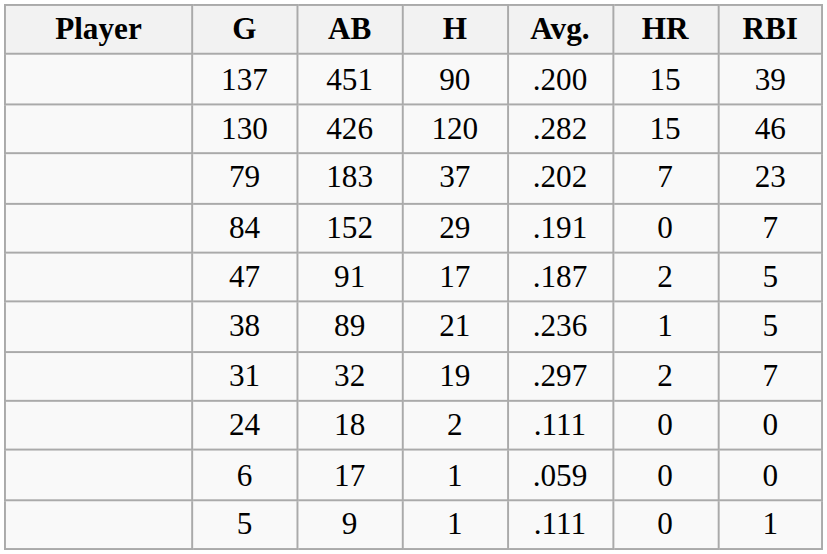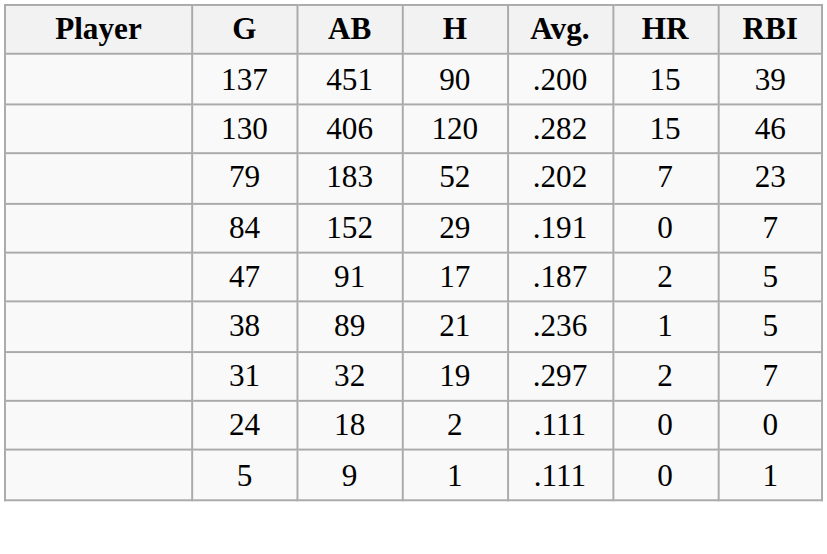(350, 128) 426 -> (350, 128) 406
(455, 177) 37 -> (455, 177) 52
- row: (244, 474)
